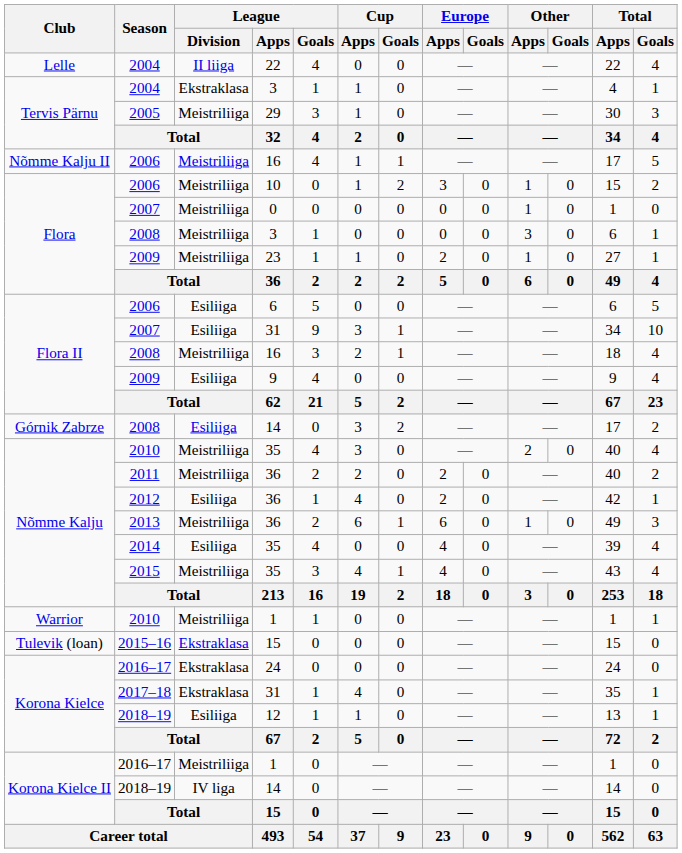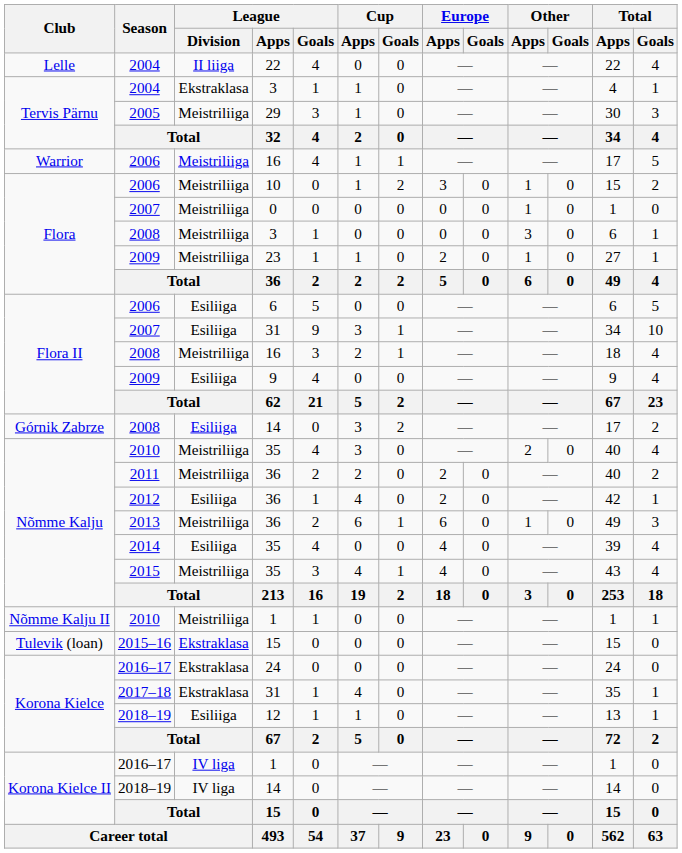(59, 161) Nõmme Kalju II -> (59, 161) Warrior
(59, 619) Warrior -> (59, 619) Nõmme Kalju II
(214, 763) Meistriliiga -> (214, 763) IV liga
